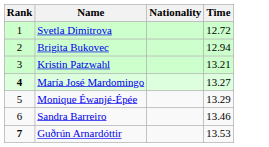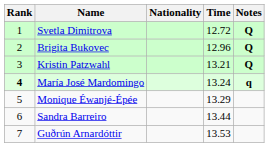+ column: (249, 13)
(218, 47) 12.94 -> (218, 47) 12.96
(218, 82) 13.27 -> (218, 82) 13.24
(218, 116) 13.46 -> (218, 116) 13.44
(20, 133) bold -> (20, 133) normal
